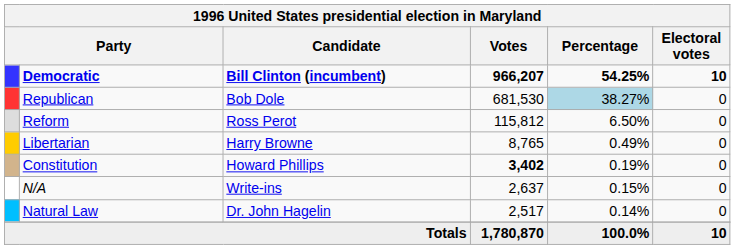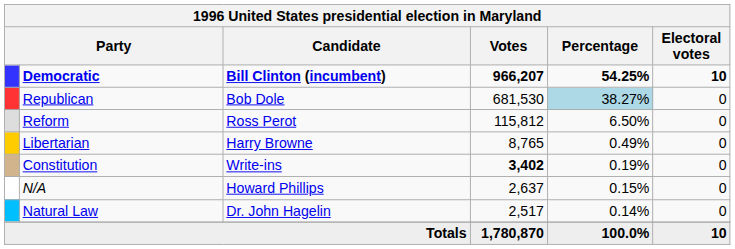(275, 166) Howard Phillips -> (254, 166) Write-ins
(254, 188) Write-ins -> (275, 188) Howard Phillips
